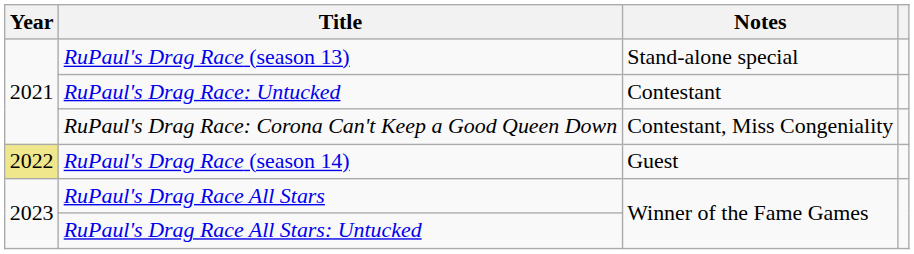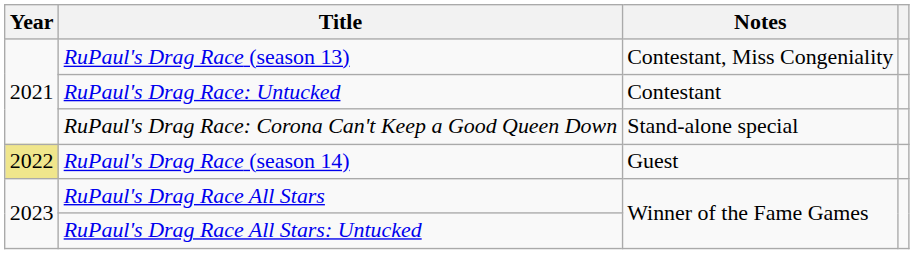(713, 56) Stand-alone special -> (760, 56) Contestant, Miss Congeniality
(760, 126) Contestant, Miss Congeniality -> (713, 126) Stand-alone special
